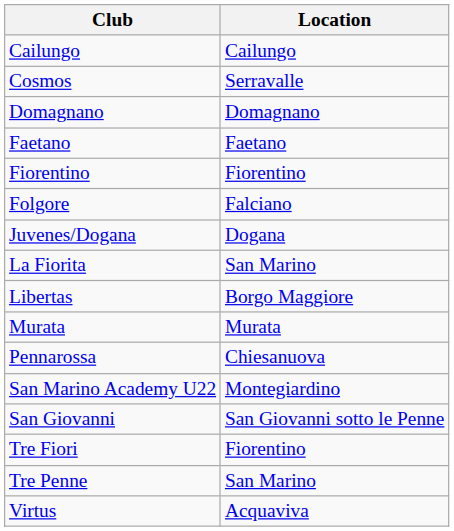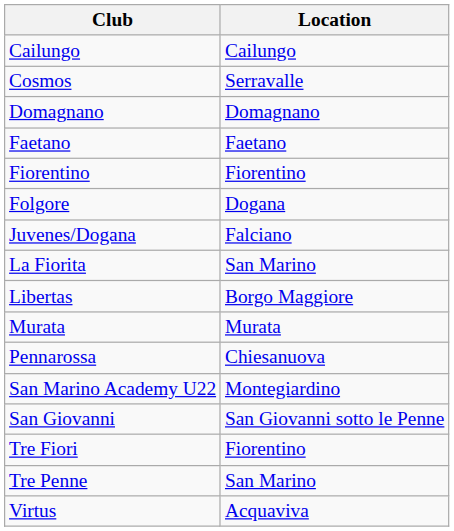(258, 204) Falciano -> (255, 204) Dogana
(255, 234) Dogana -> (258, 234) Falciano
